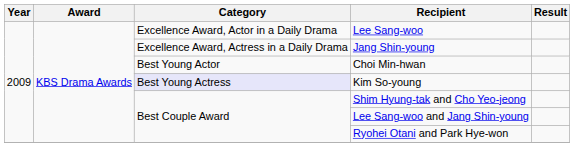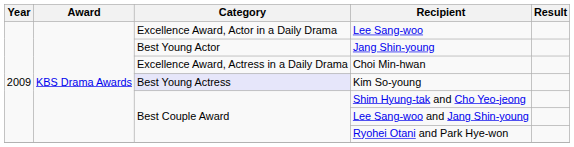(242, 47) Excellence Award, Actress in a Daily Drama -> (178, 47) Best Young Actor
(178, 64) Best Young Actor -> (242, 64) Excellence Award, Actress in a Daily Drama
